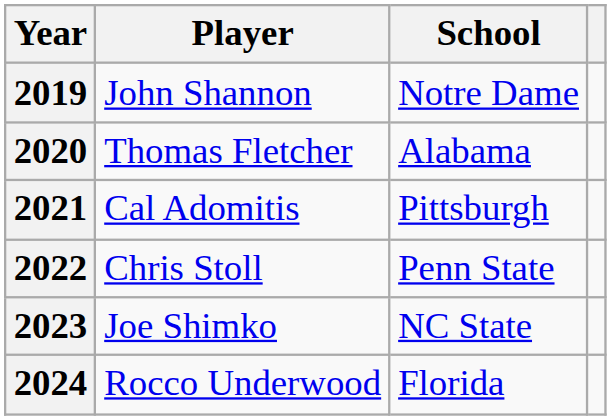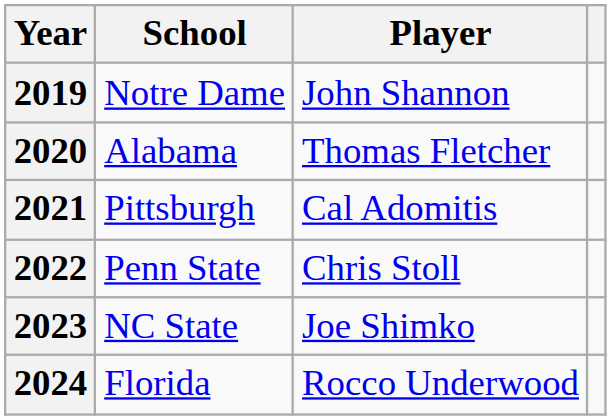columns swapped: (243, 33) <-> (489, 33)
